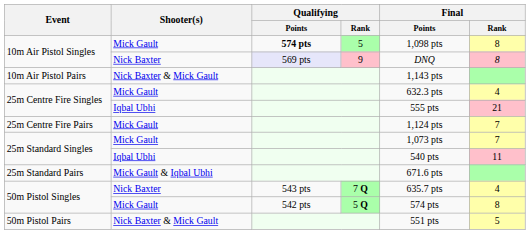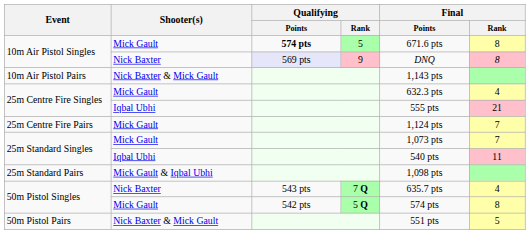(424, 44) 1,098 pts -> (424, 44) 671.6 pts
(424, 173) 671.6 pts -> (424, 173) 1,098 pts
